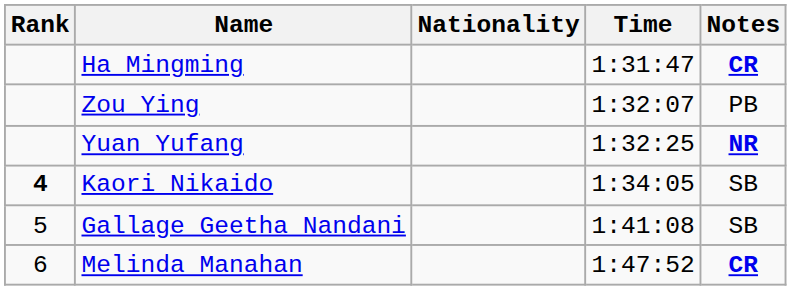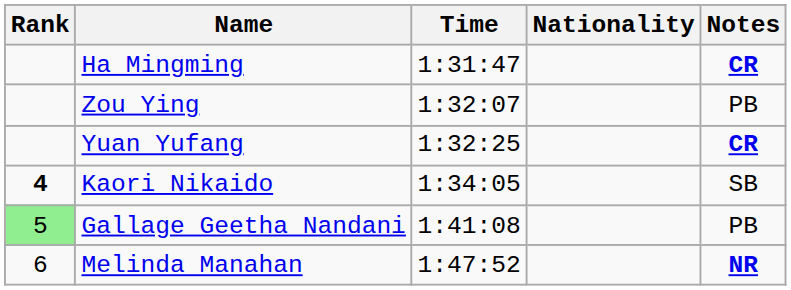columns swapped: (499, 25) <-> (643, 25)
(743, 145) NR -> (743, 145) CR
(40, 225) no background -> (40, 225) lightgreen background
(743, 225) SB -> (743, 225) PB
(743, 265) CR -> (743, 265) NR
